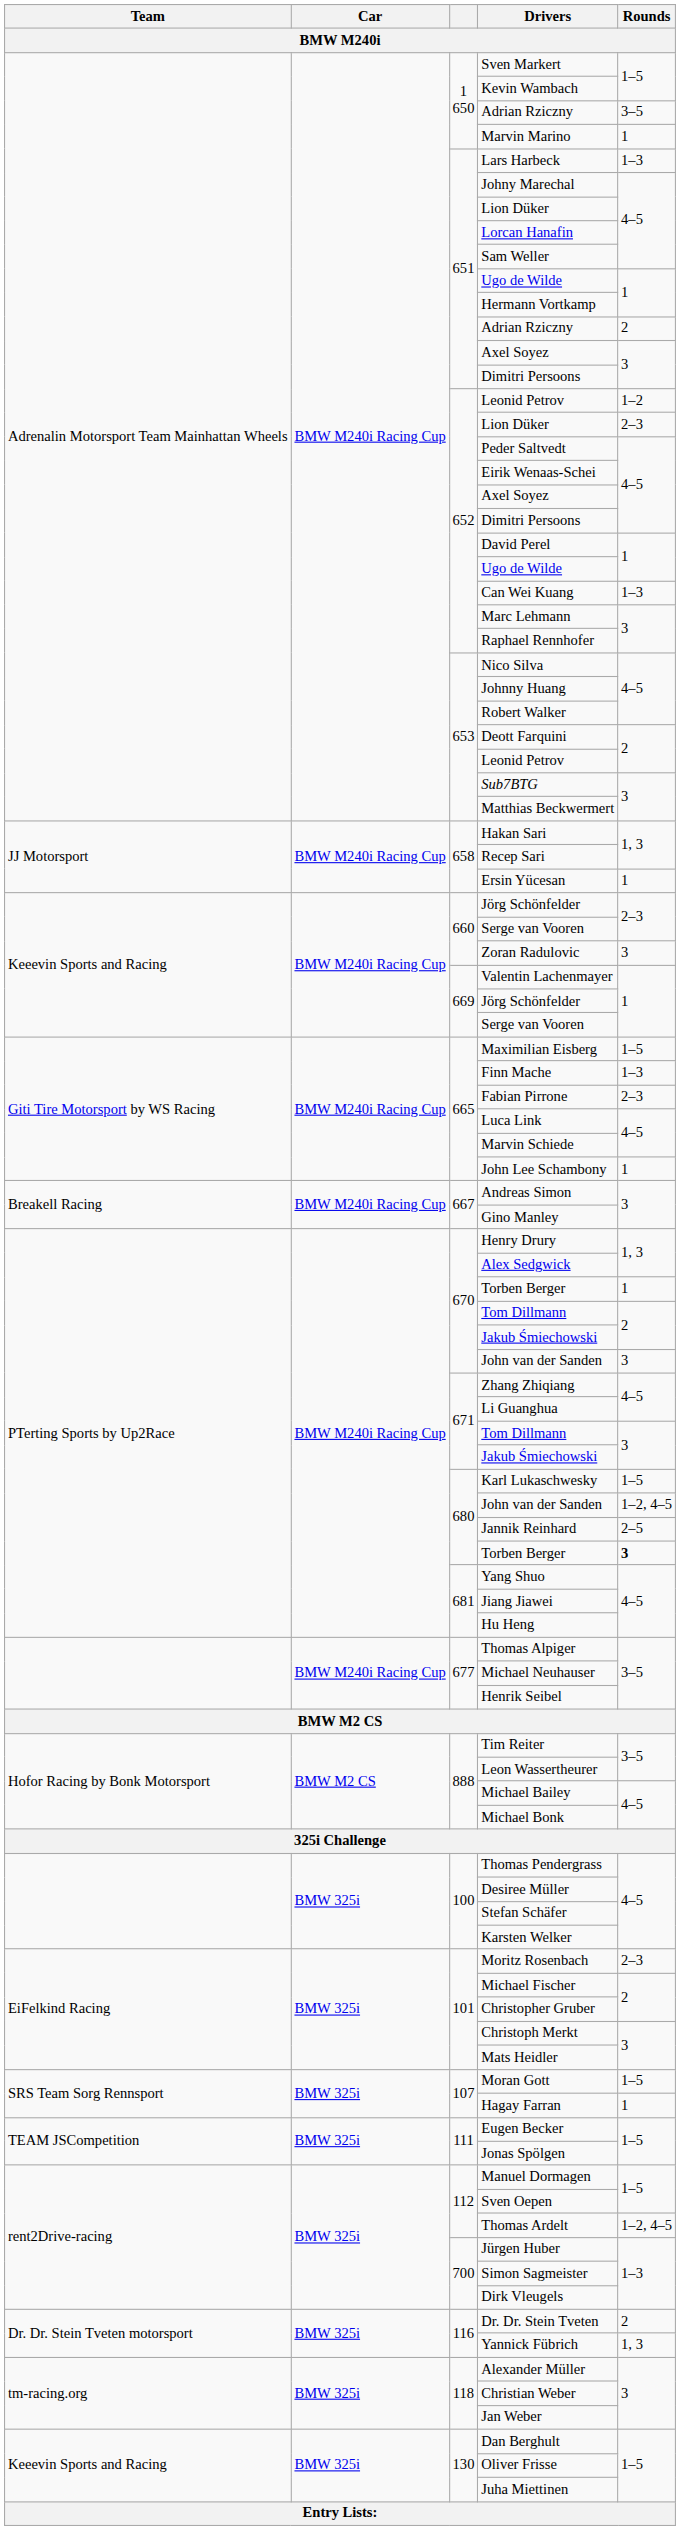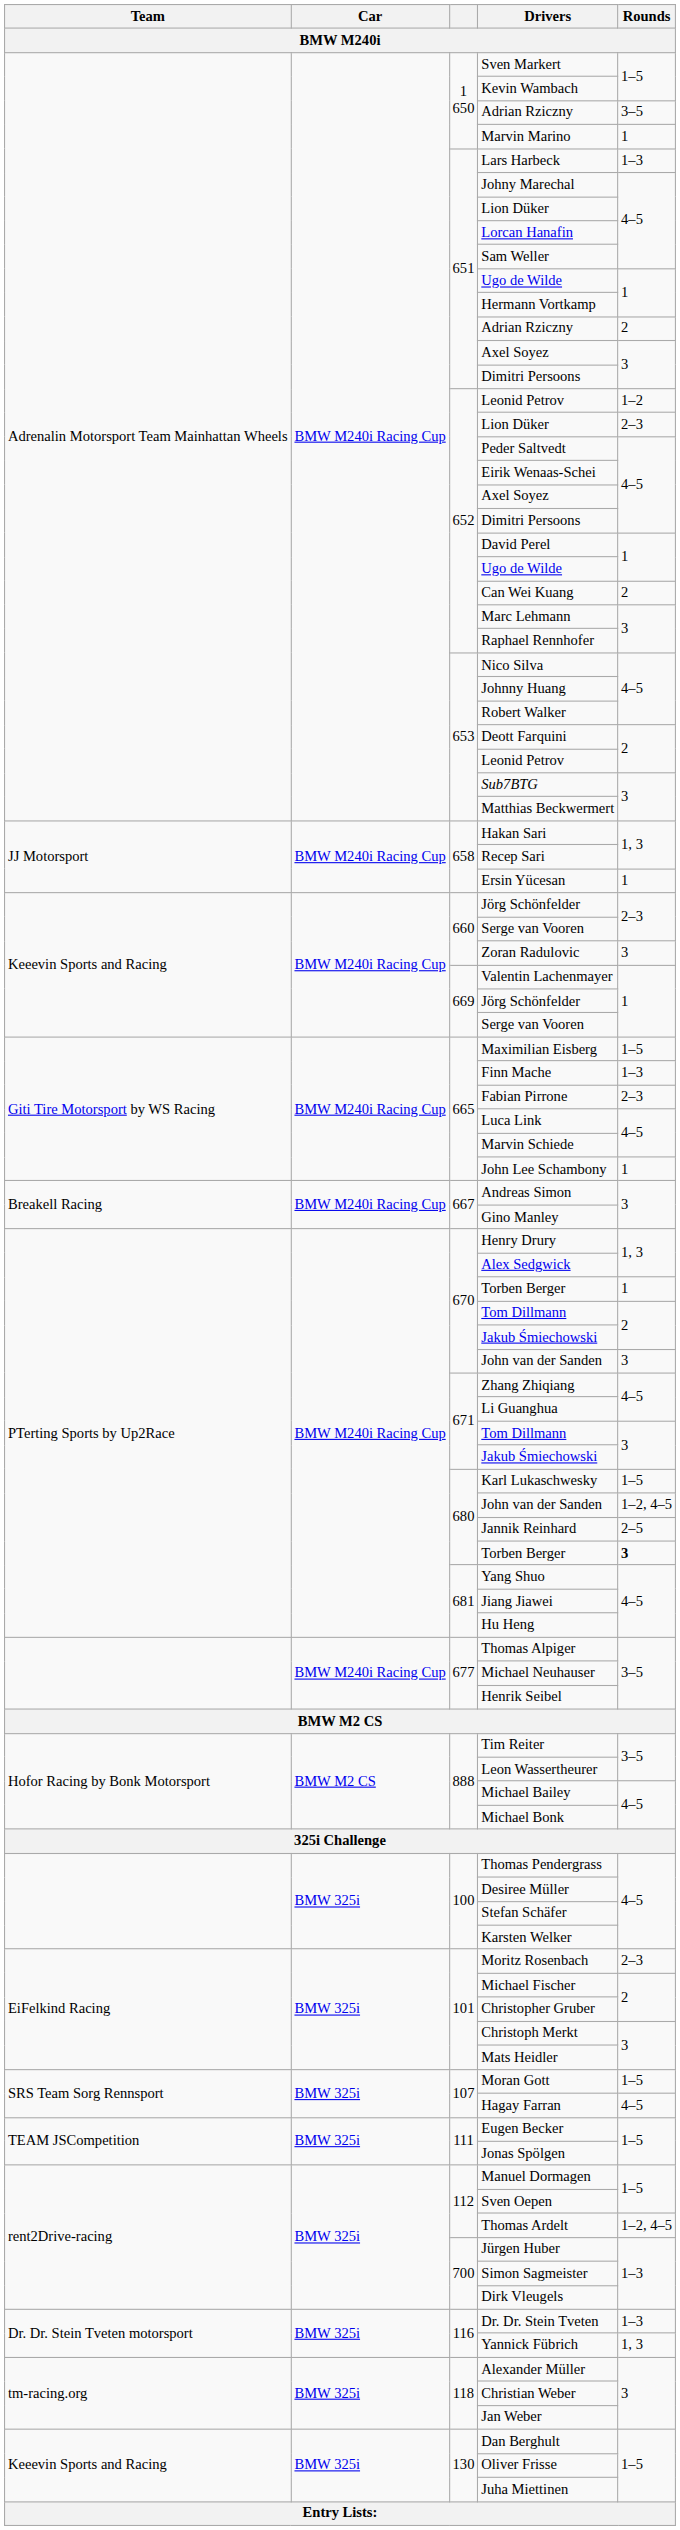(632, 592) 1–3 -> (625, 592) 2
(625, 2104) 1 -> (632, 2104) 4–5
(625, 2320) 2 -> (632, 2320) 1–3
